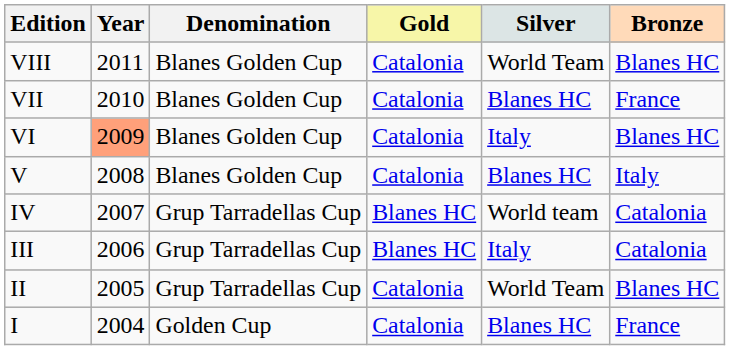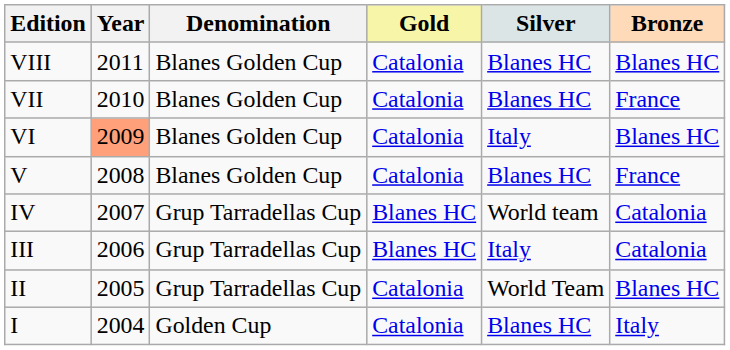(546, 61) World Team -> (539, 61) Blanes HC
(637, 174) Italy -> (648, 174) France
(648, 325) France -> (637, 325) Italy
